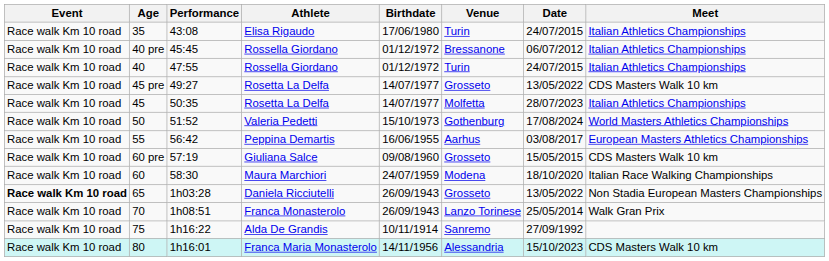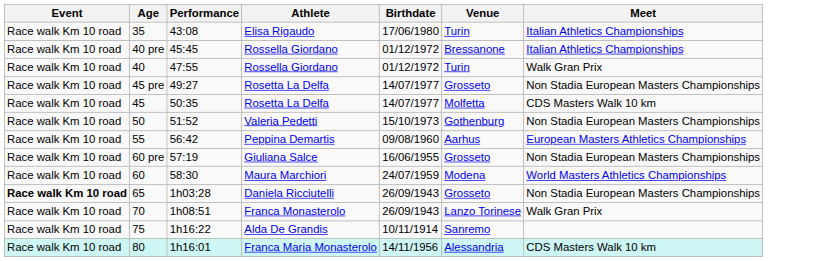- column: (555, 13)
(667, 67) Italian Athletics Championships -> (564, 67) Walk Gran Prix
(653, 85) CDS Masters Walk 10 km -> (643, 85) Non Stadia European Masters Championships
(667, 103) Italian Athletics Championships -> (591, 103) CDS Masters Walk 10 km
(688, 121) World Masters Athletics Championships -> (643, 121) Non Stadia European Masters Championships
(411, 139) 16/06/1955 -> (411, 139) 09/08/1960
(411, 157) 09/08/1960 -> (411, 157) 16/06/1955
(653, 157) CDS Masters Walk 10 km -> (643, 157) Non Stadia European Masters Championships
(681, 175) Italian Race Walking Championships -> (626, 175) World Masters Athletics Championships
